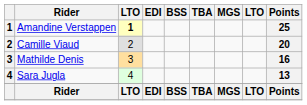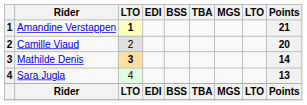(284, 28) 25 -> (284, 28) 21
(130, 59) normal -> (130, 59) bold
(284, 59) 16 -> (284, 59) 14
